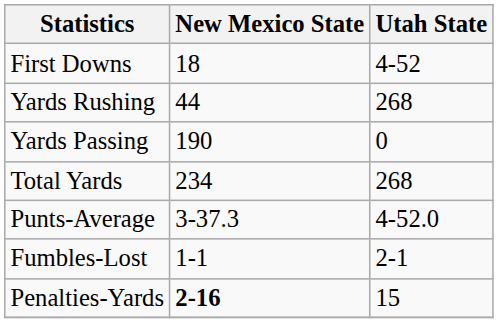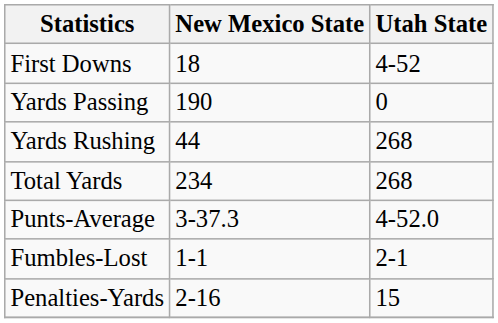rows swapped: (83, 102) <-> (79, 141)
(198, 297) bold -> (198, 297) normal
